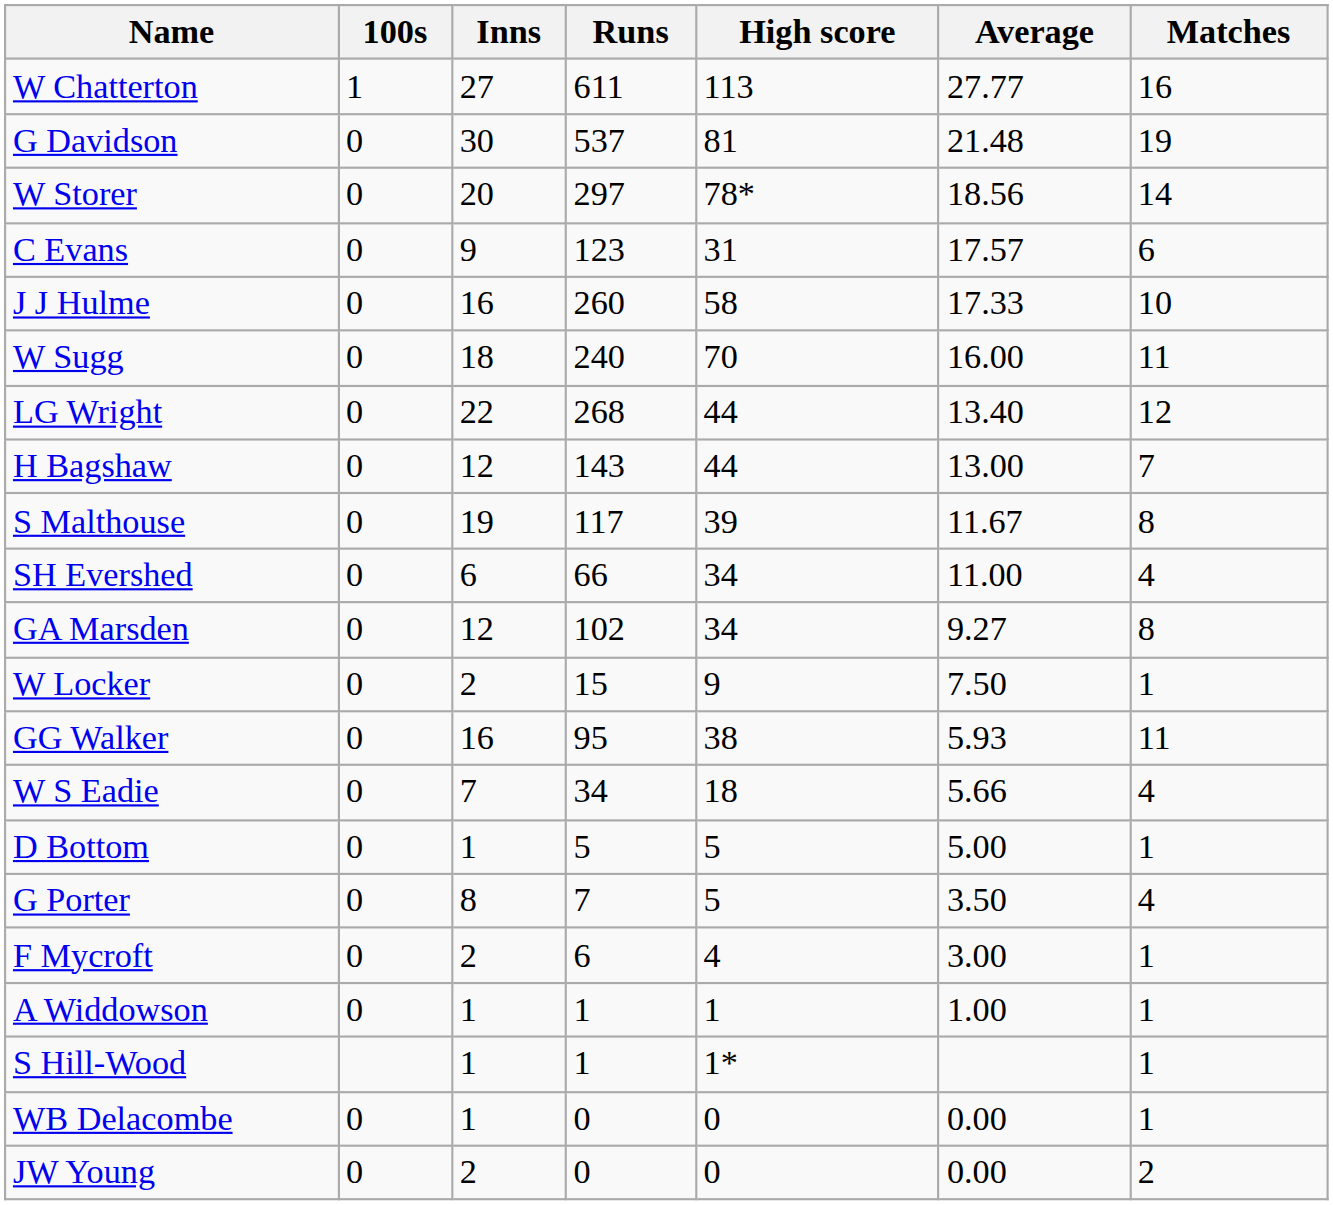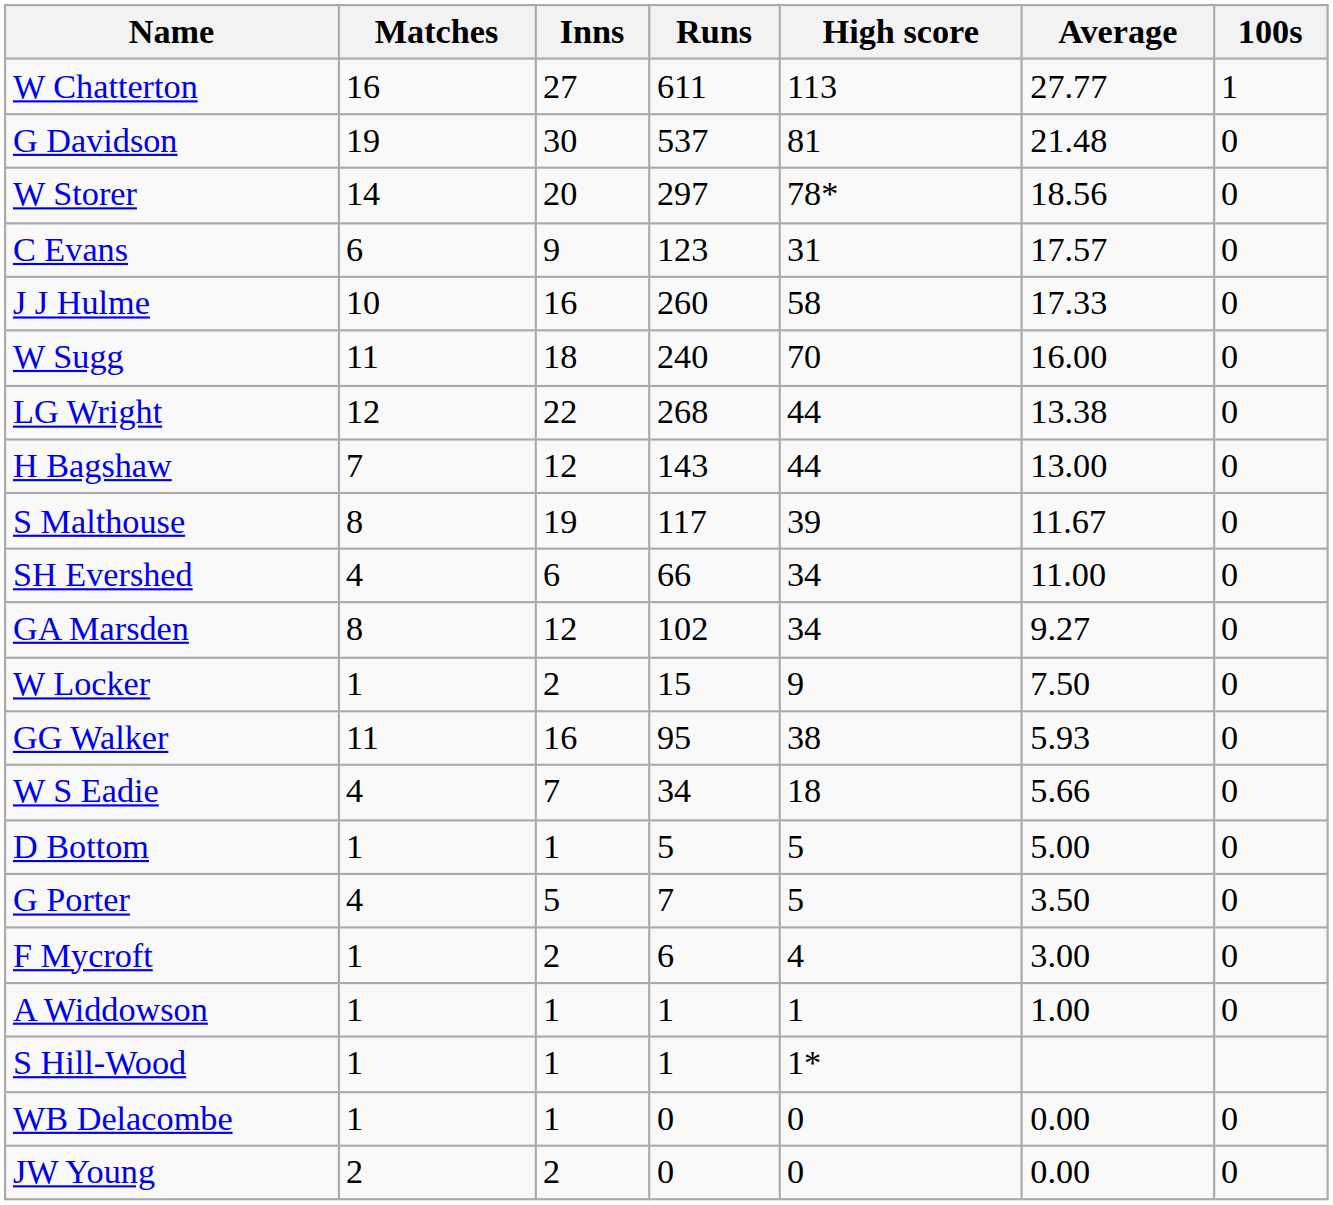columns swapped: (1228, 31) <-> (395, 31)
(985, 411) 13.40 -> (1069, 411) 13.38
(468, 900) 8 -> (552, 900) 5
